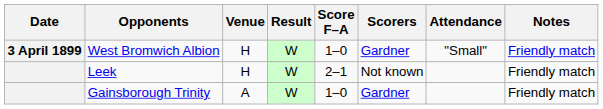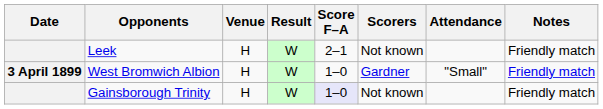rows swapped: (154, 51) <-> (102, 72)
(245, 93) A -> (245, 93) H
(336, 93) no background -> (336, 93) lavender background
(385, 93) Gardner -> (392, 93) Not known
